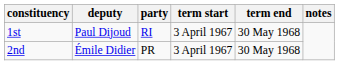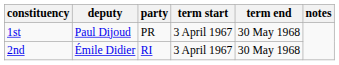(147, 32) RI -> (148, 32) PR
(148, 50) PR -> (147, 50) RI
